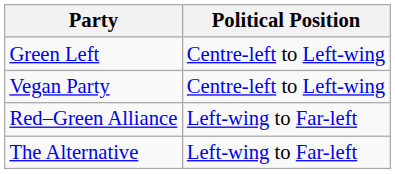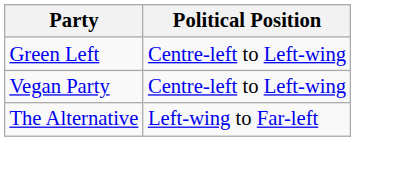- row: (93, 119)
